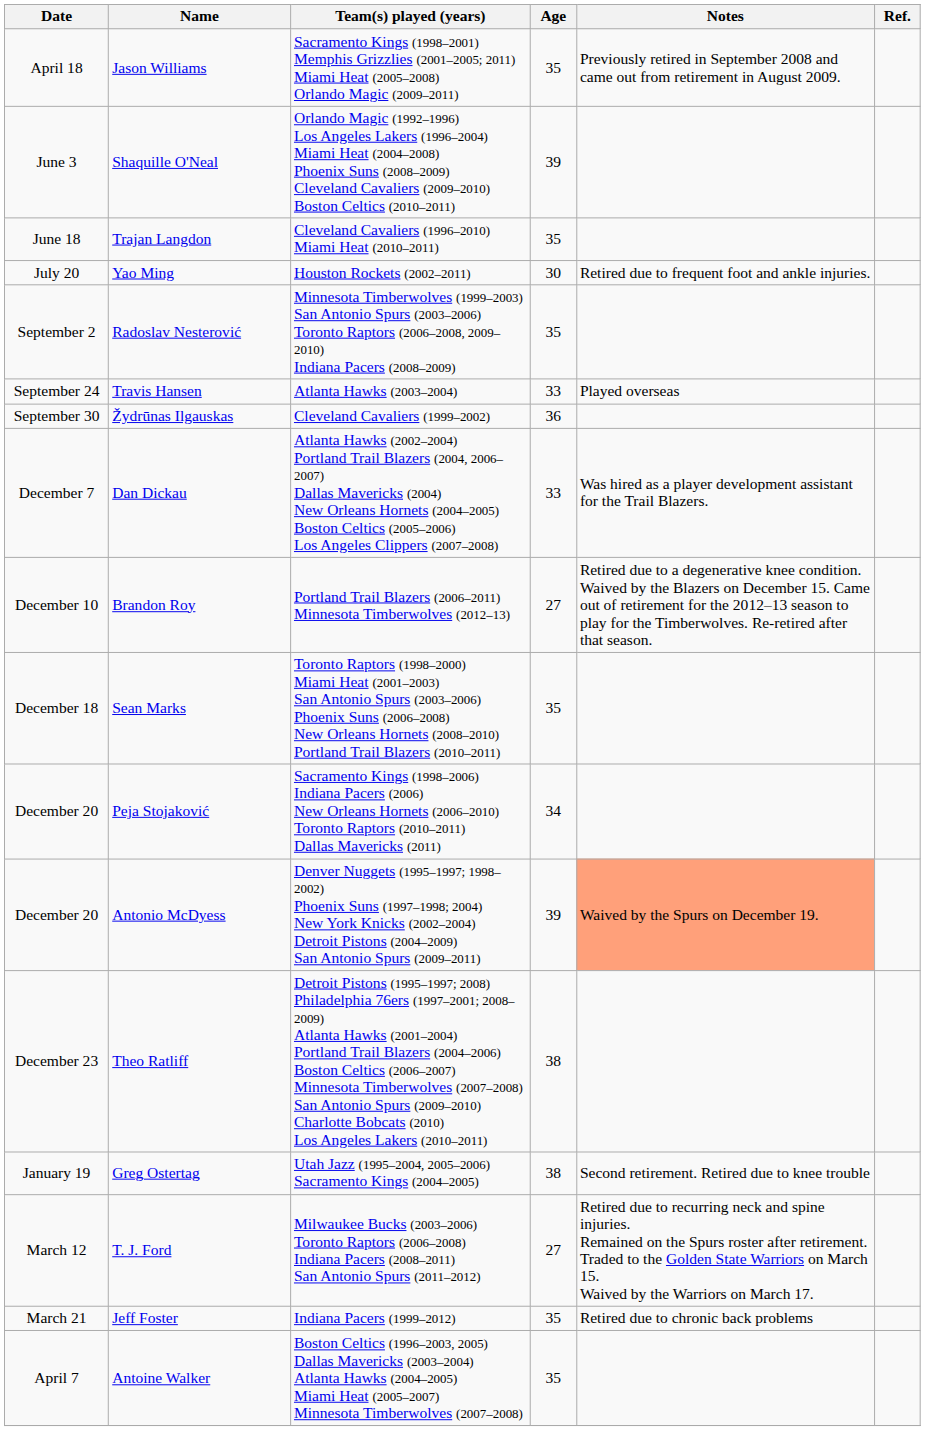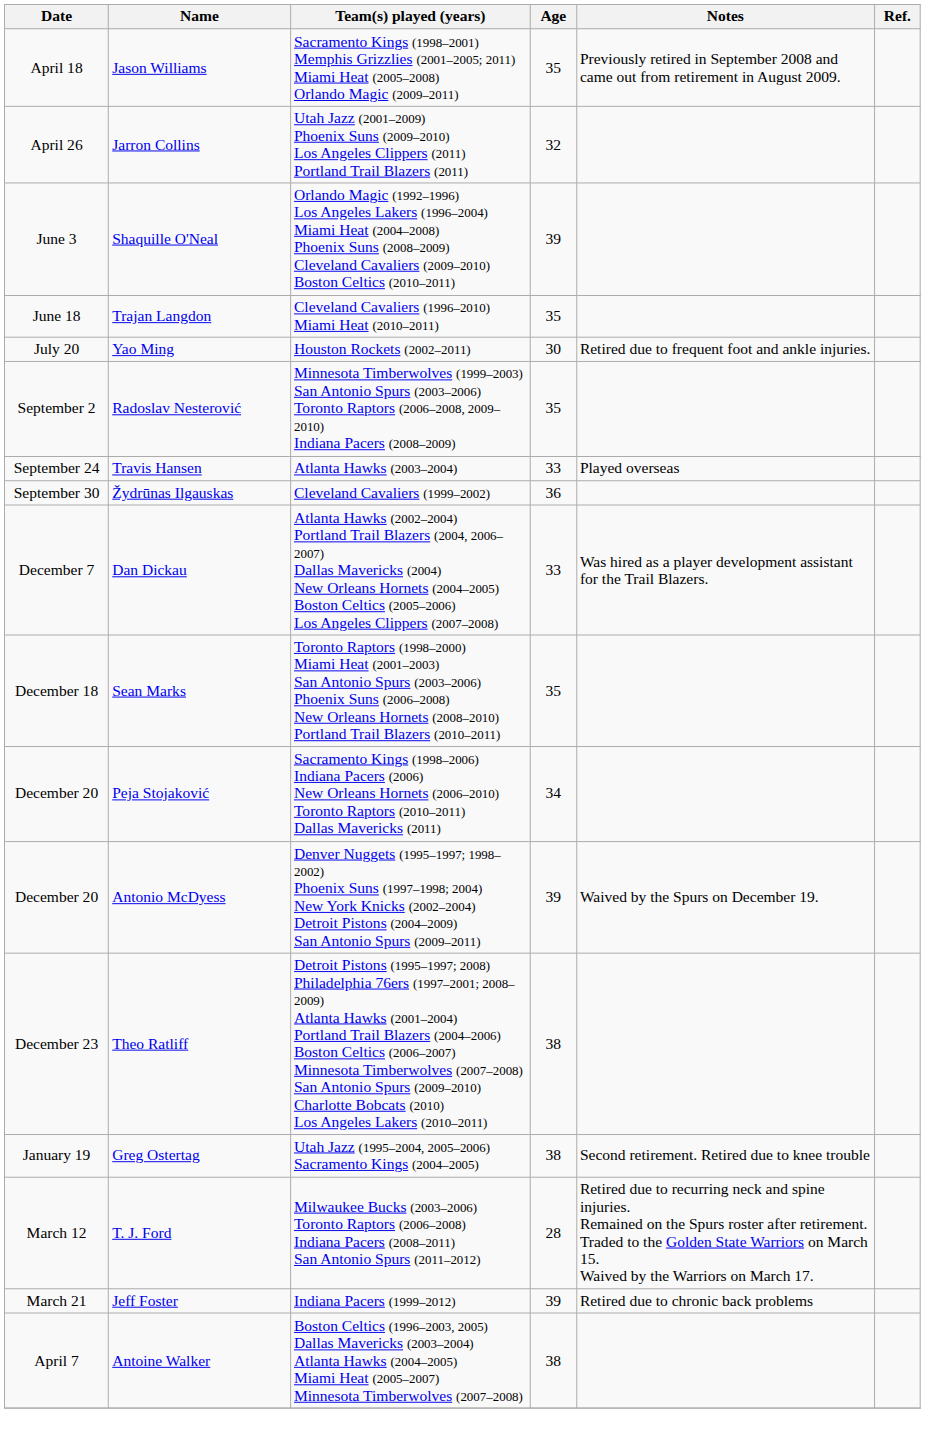+ row: (156, 144)
- row: (154, 604)
(699, 914) lightsalmon background -> (699, 897) no background
(553, 1250) 27 -> (553, 1232) 28
(553, 1318) 35 -> (553, 1301) 39
(553, 1378) 35 -> (553, 1360) 38
